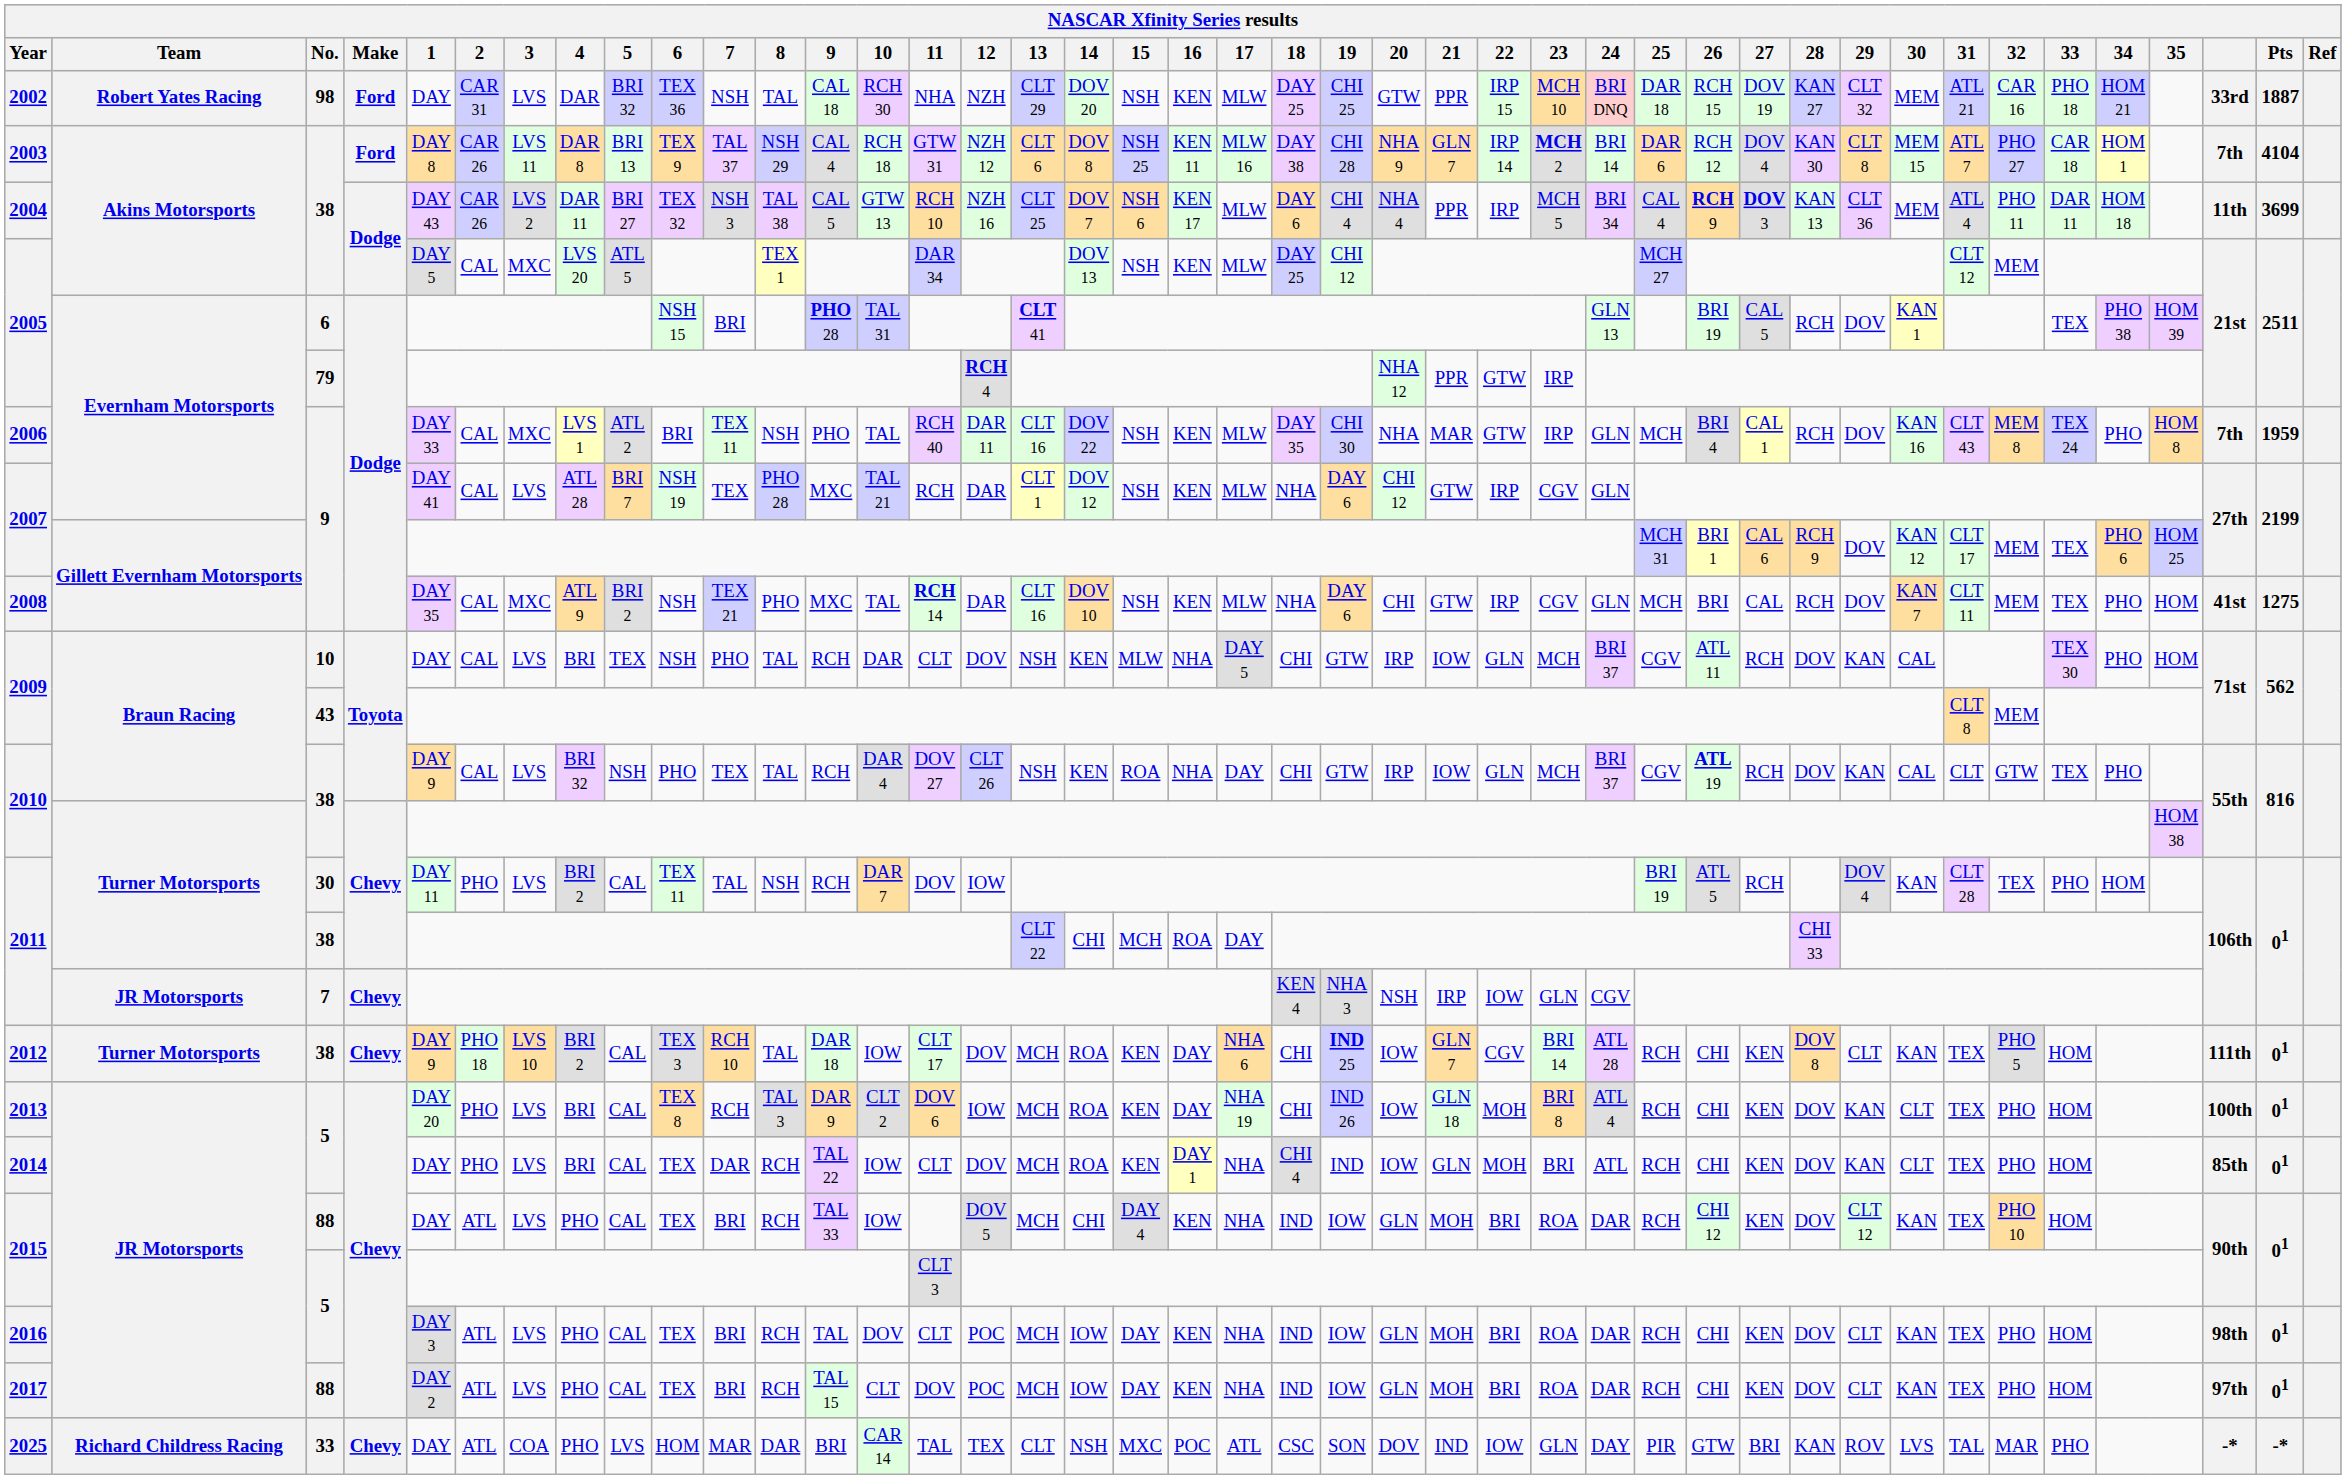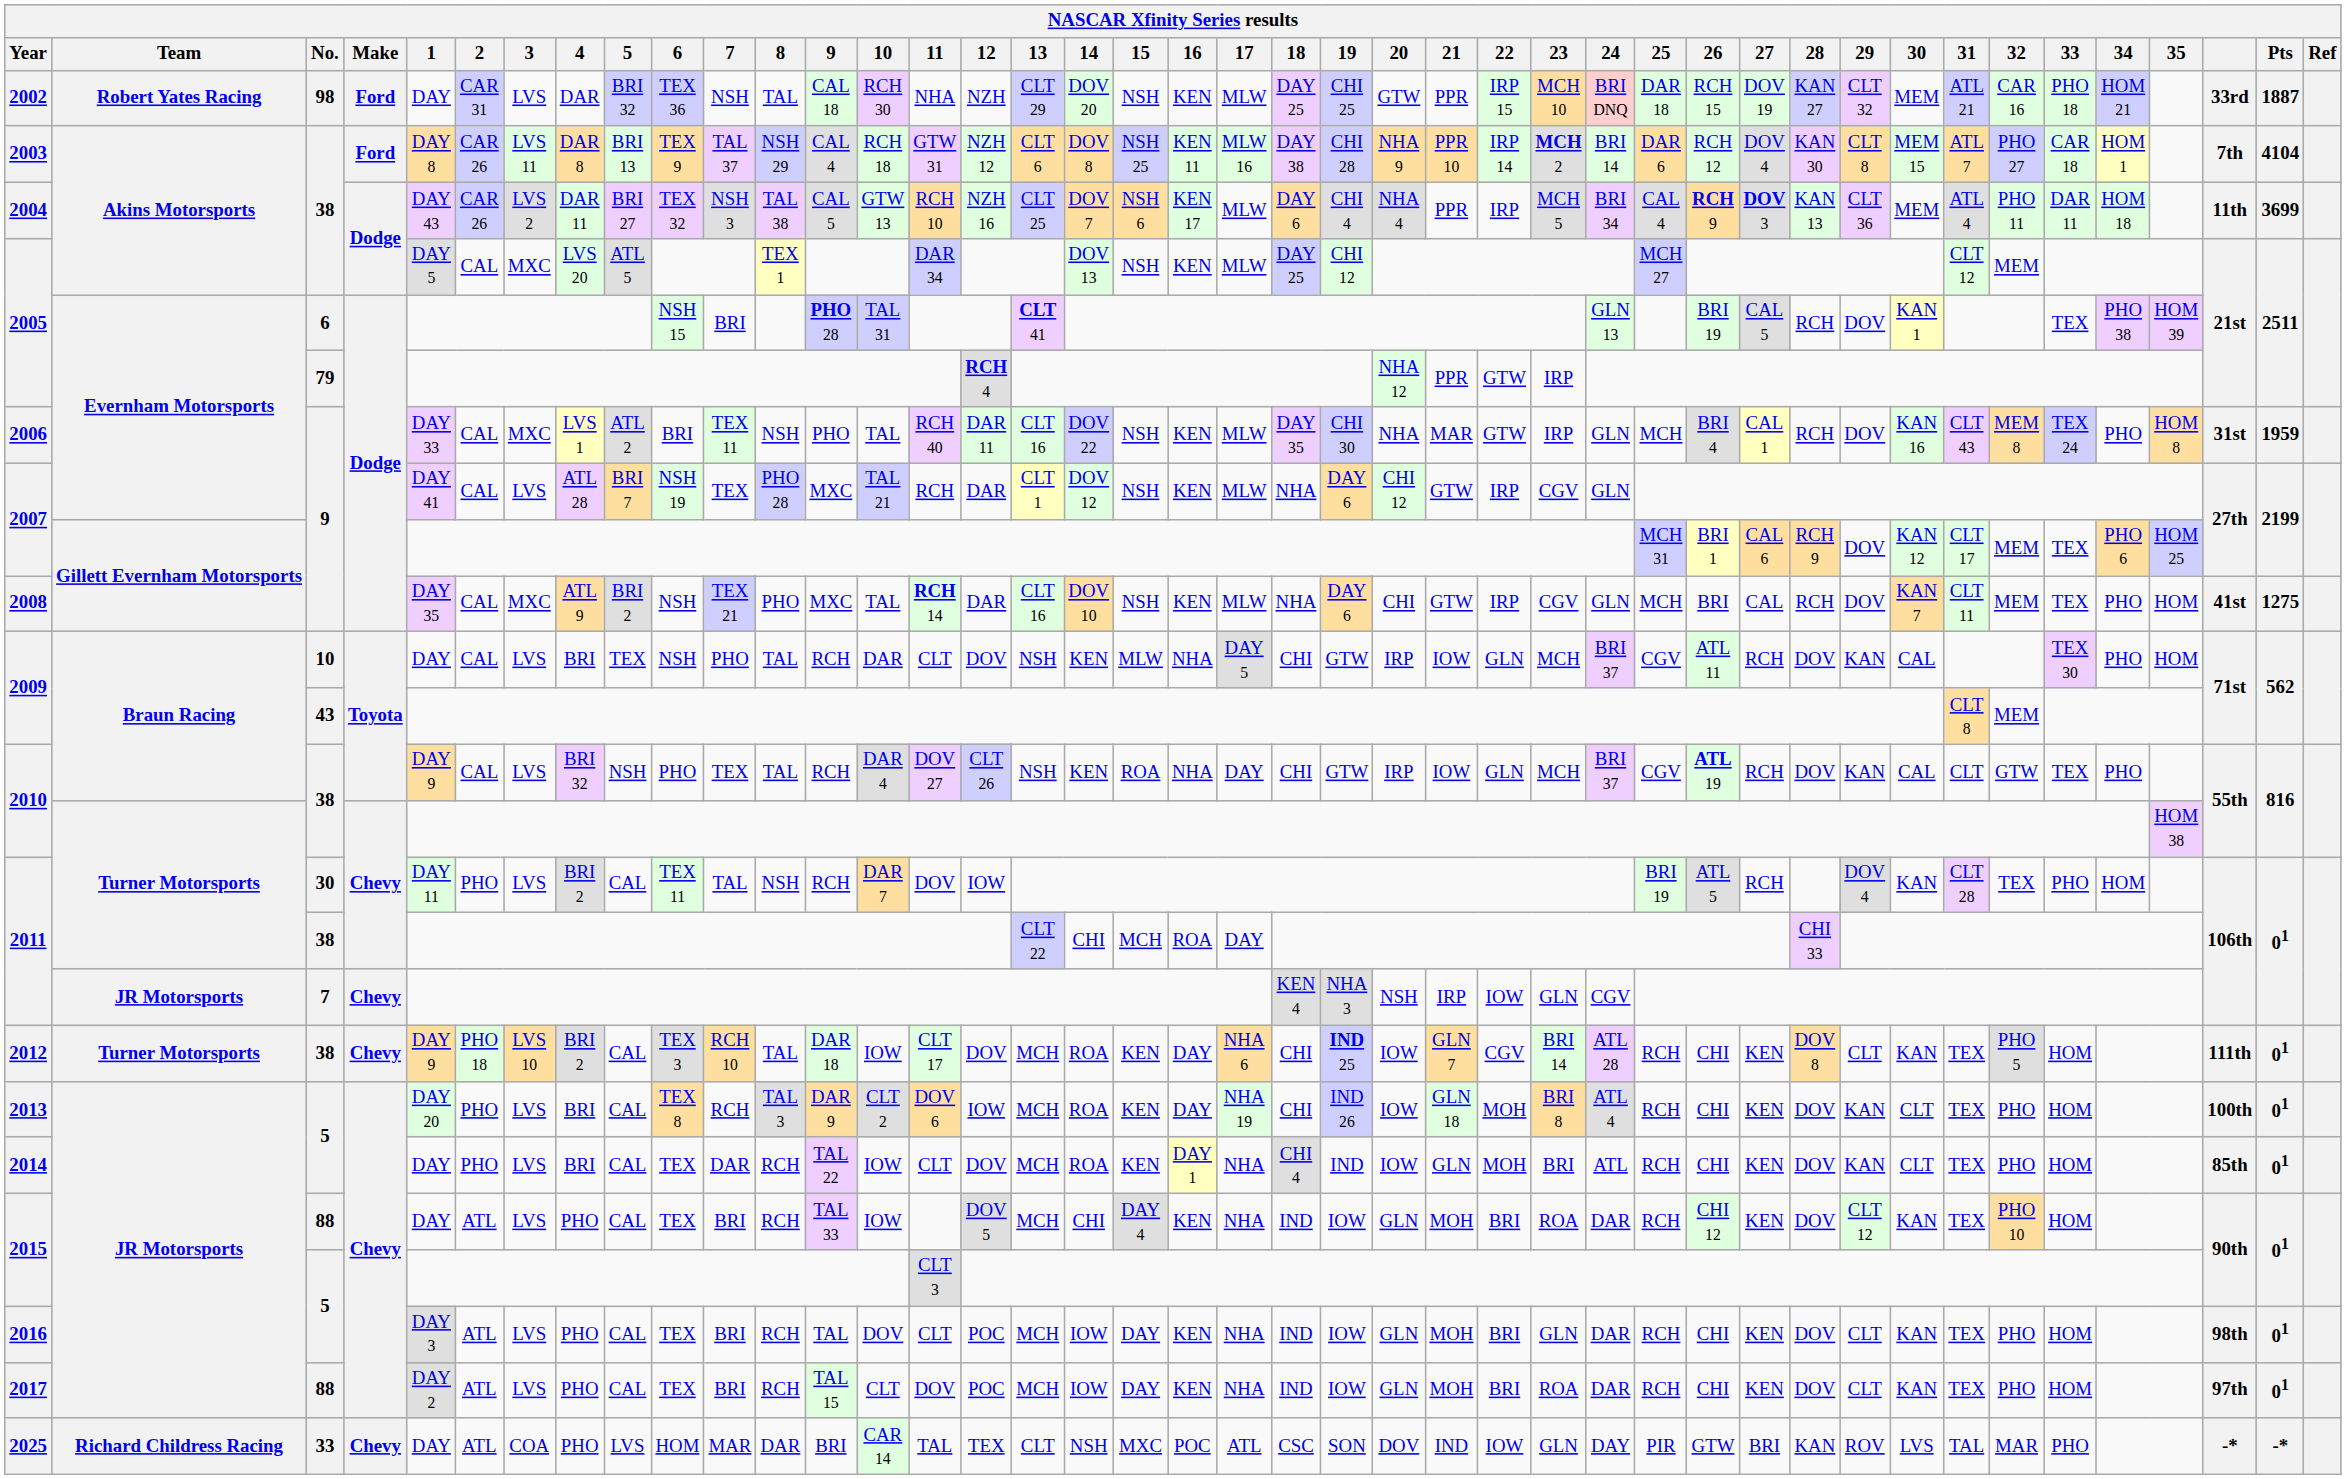(1451, 153) GLN 7 -> (1451, 153) PPR 10
(2230, 434) 7th -> (2230, 434) 31st
(1559, 1333) ROA -> (1559, 1333) GLN
